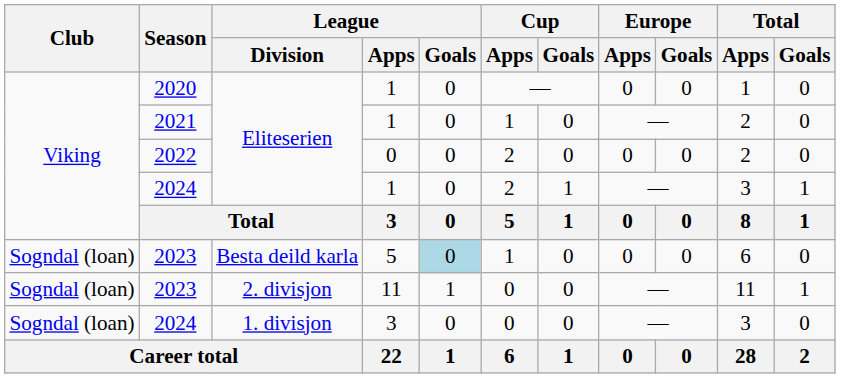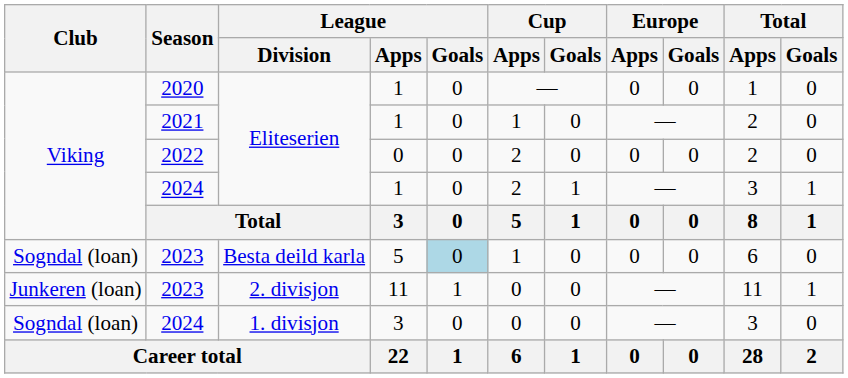(72, 289) Sogndal (loan) -> (76, 289) Junkeren (loan)
